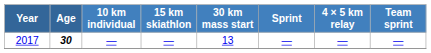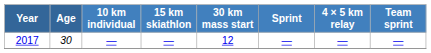(66, 41) bold -> (66, 41) normal
(228, 41) 13 -> (228, 41) 12
